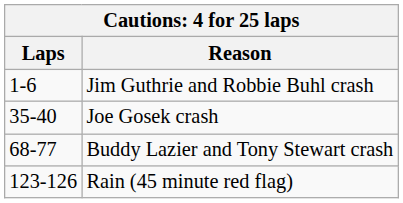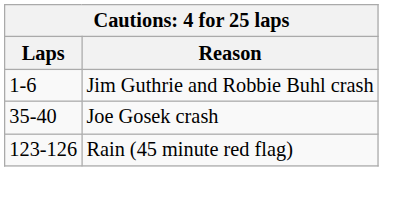- row: (240, 149)
